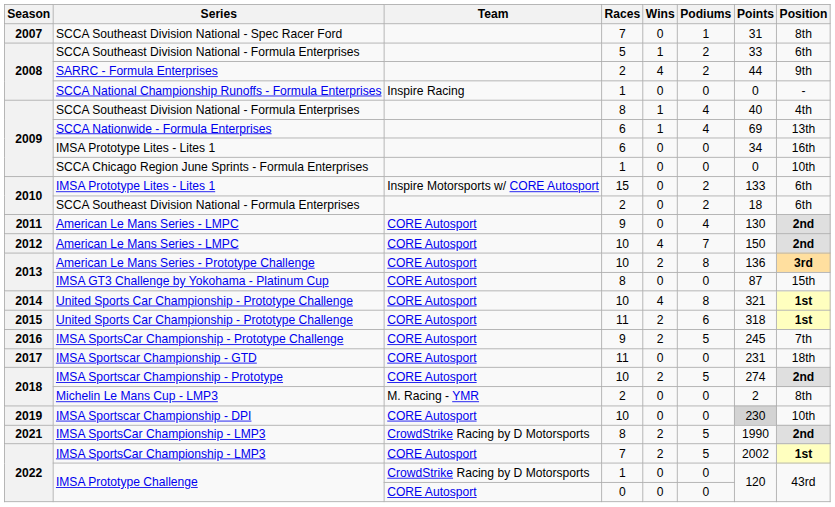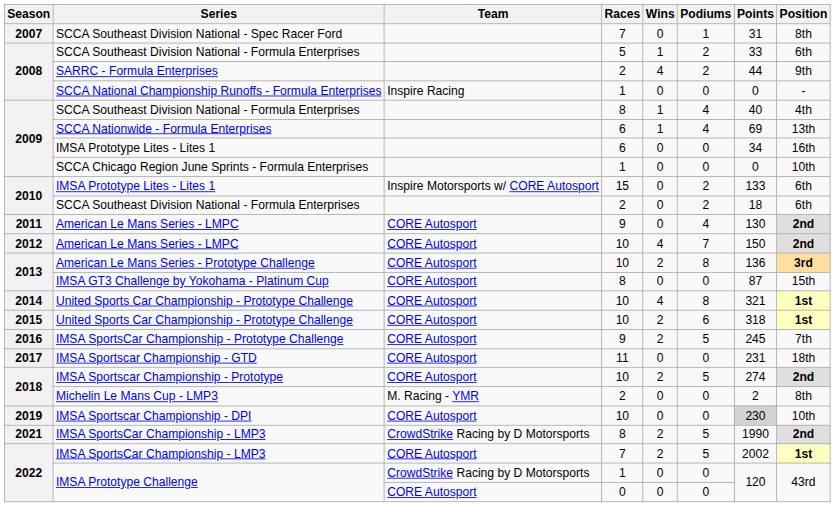(622, 320) 11 -> (622, 320) 10
